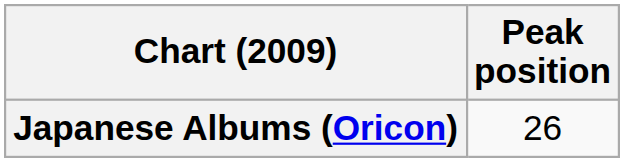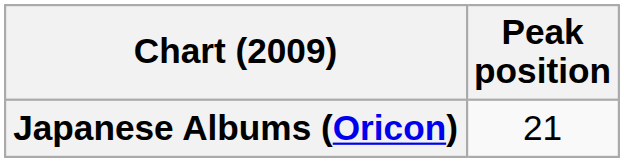(543, 127) 26 -> (543, 127) 21
